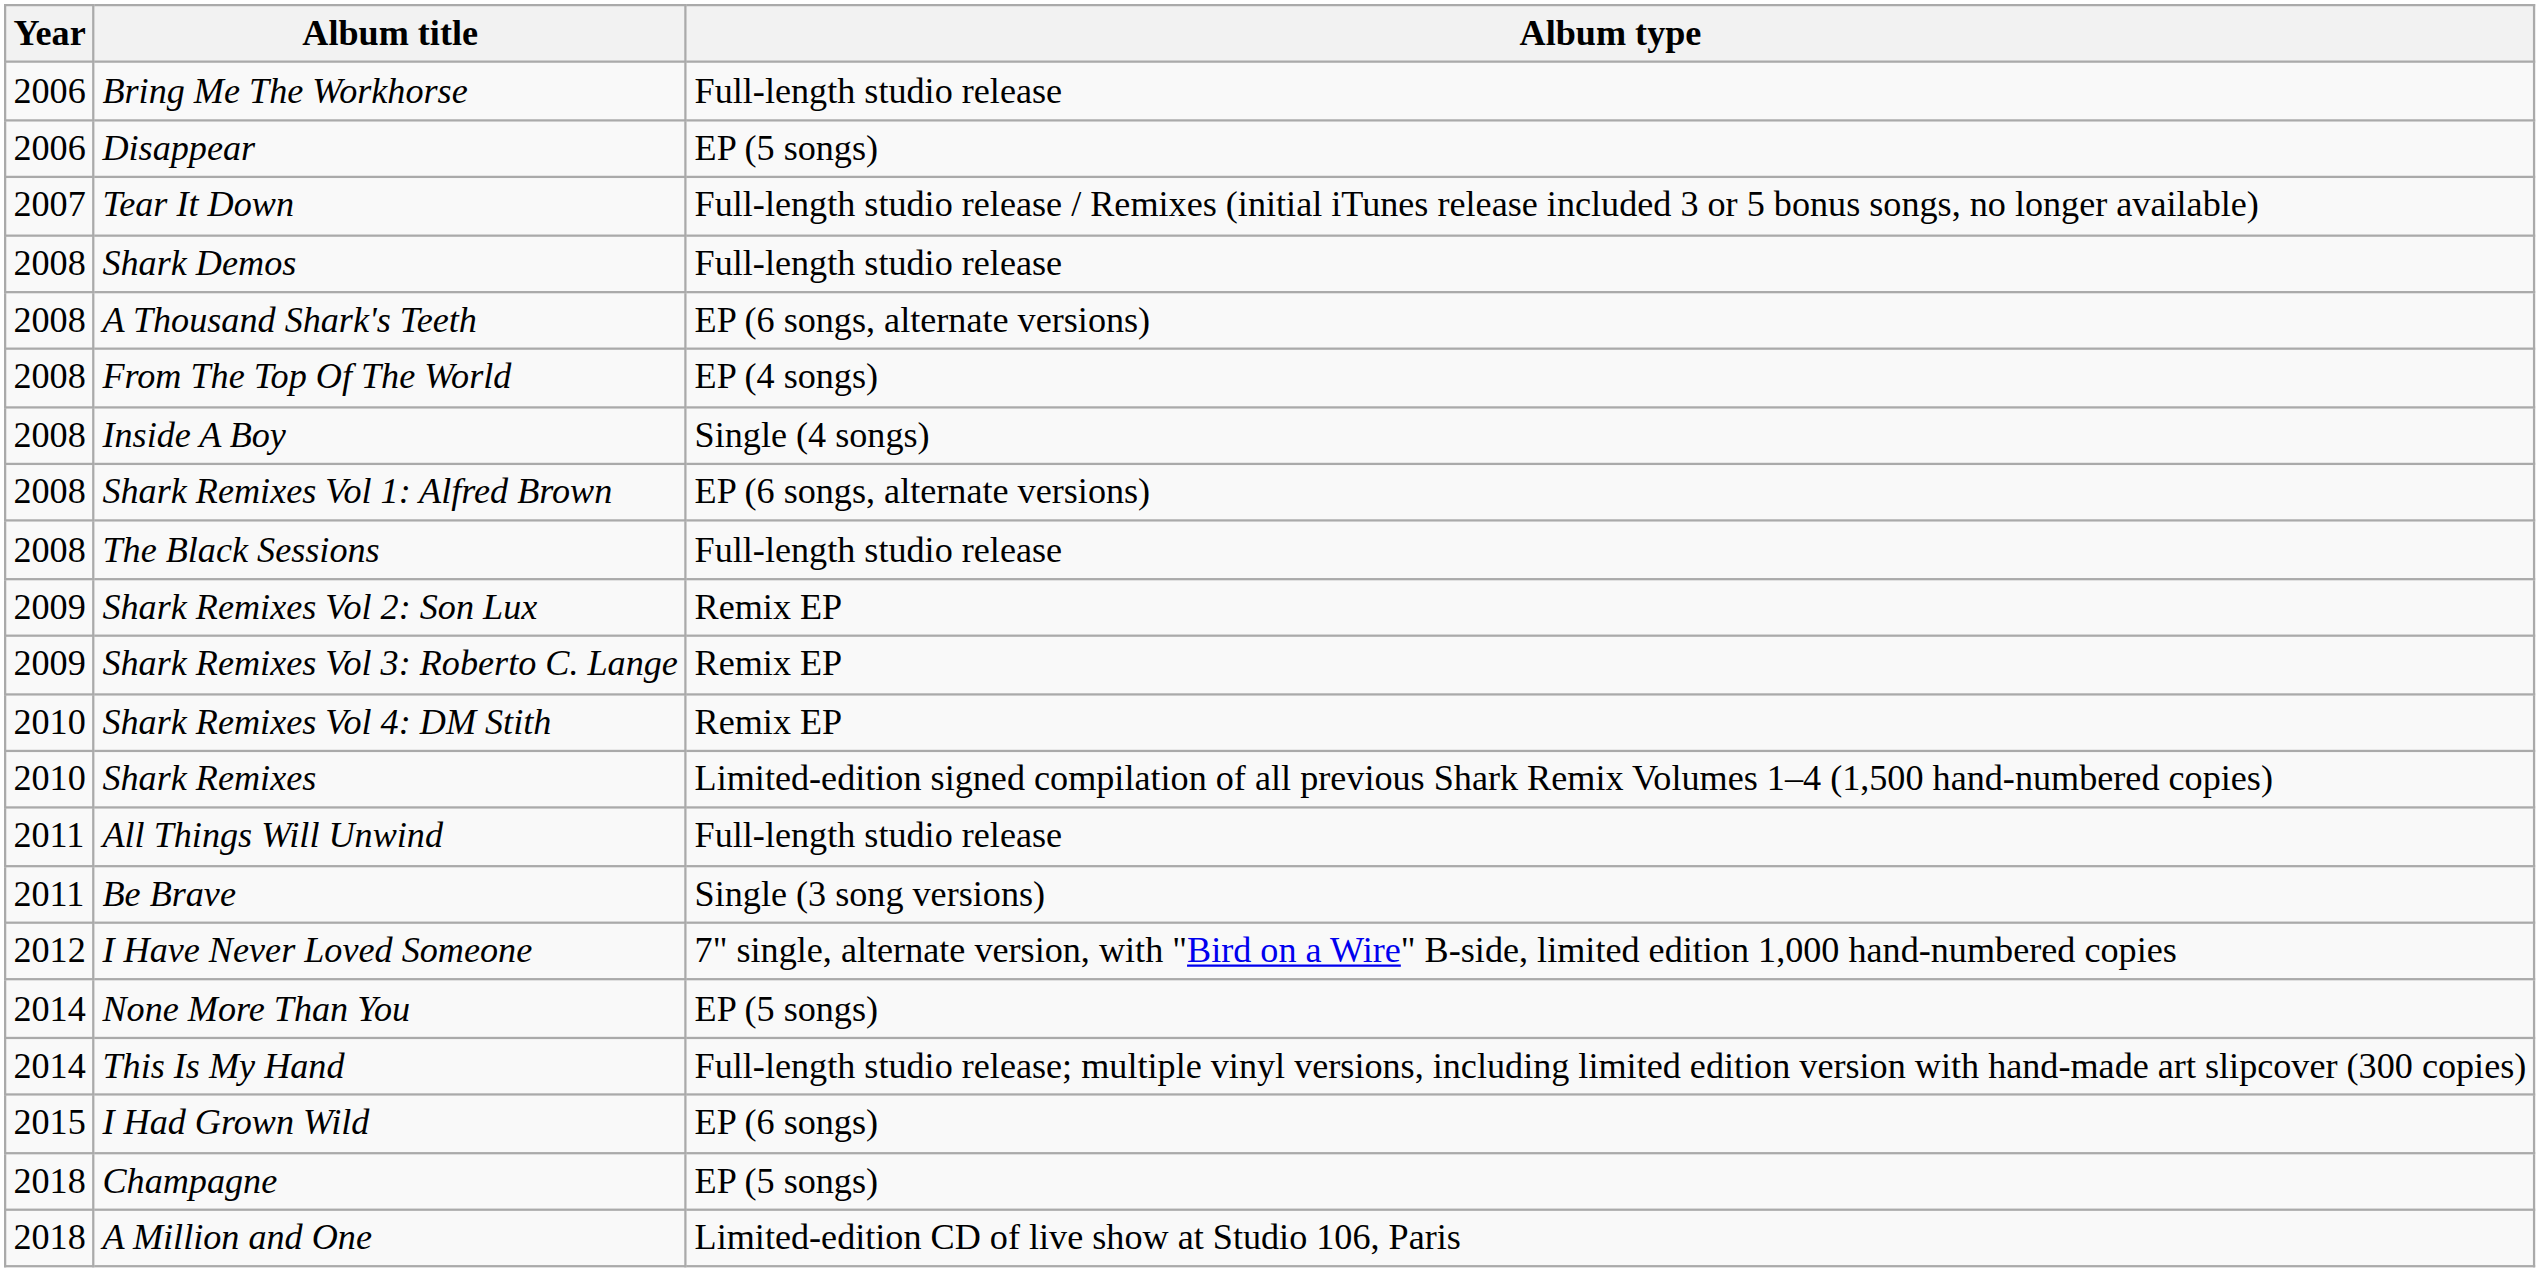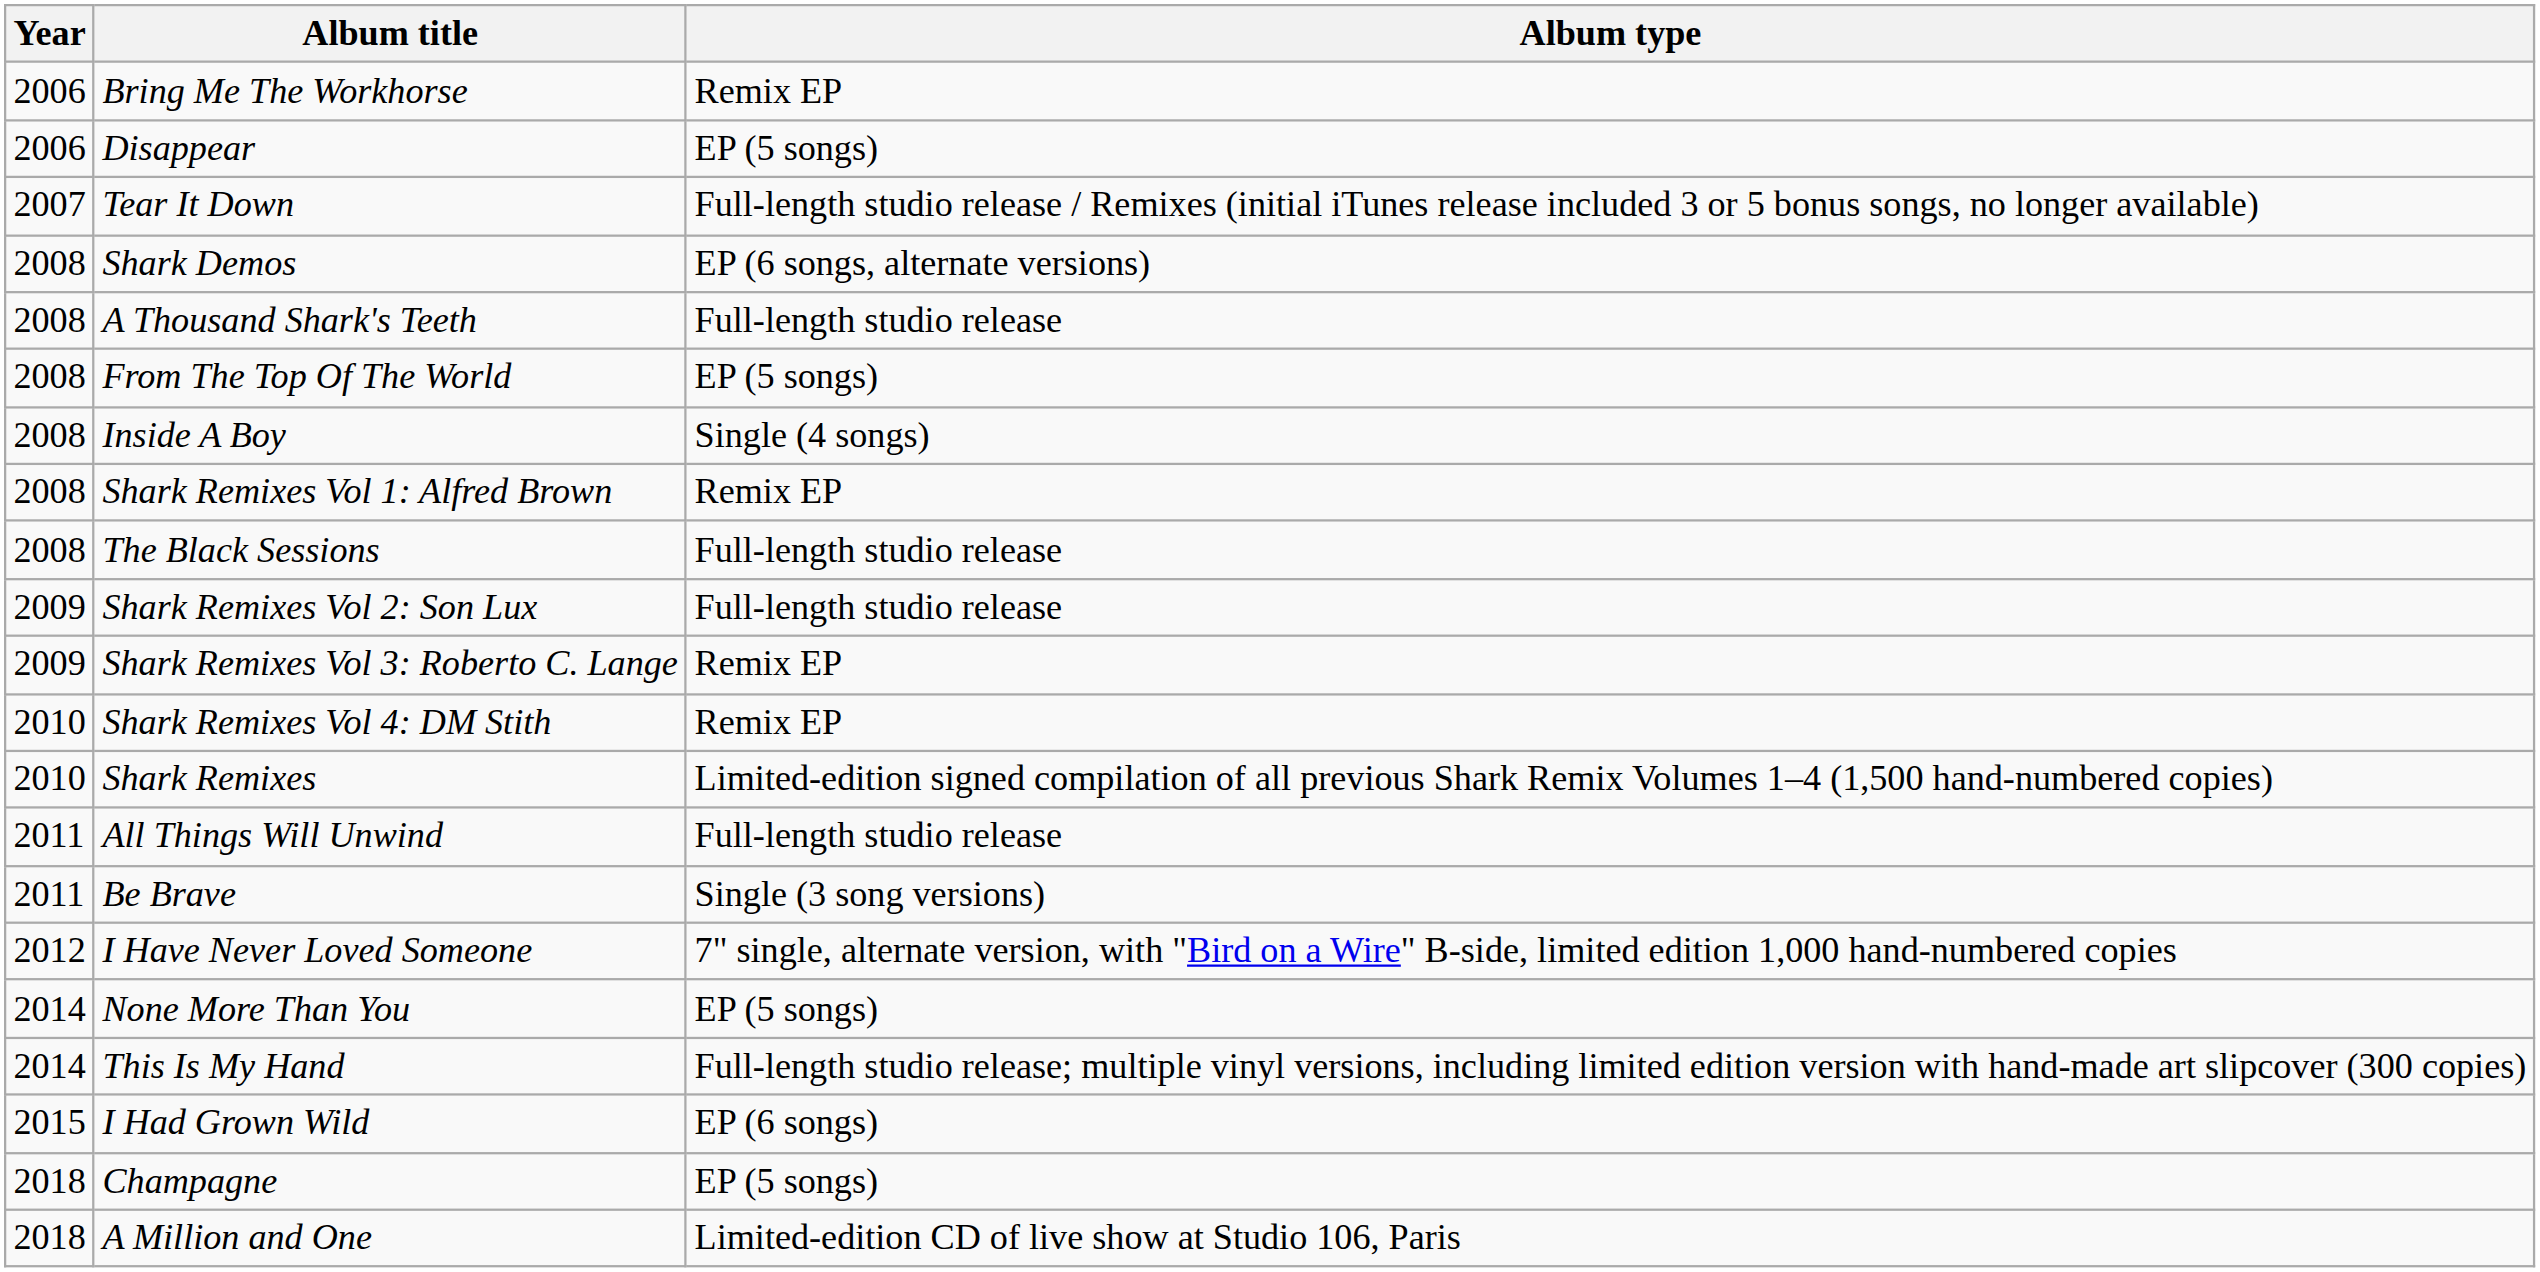(878, 90) Full-length studio release -> (768, 90) Remix EP
(878, 262) Full-length studio release -> (922, 262) EP (6 songs, alternate versions)
(922, 319) EP (6 songs, alternate versions) -> (878, 319) Full-length studio release
(786, 377) EP (4 songs) -> (786, 377) EP (5 songs)
(922, 491) EP (6 songs, alternate versions) -> (768, 491) Remix EP
(768, 606) Remix EP -> (878, 606) Full-length studio release
